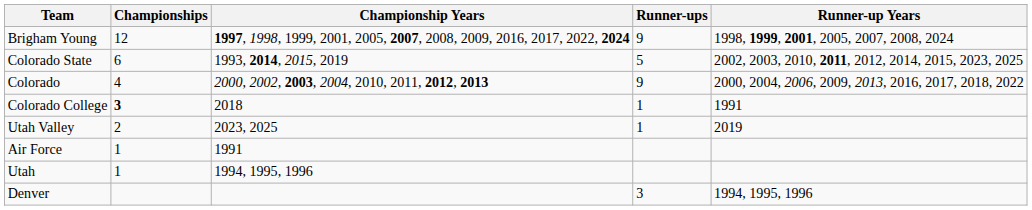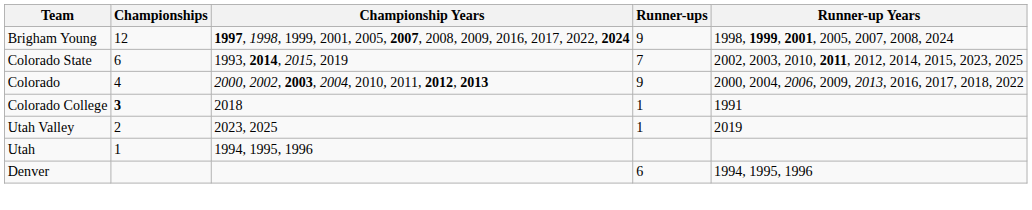(640, 60) 5 -> (640, 60) 7
- row: (35, 149)
(640, 194) 3 -> (640, 171) 6
